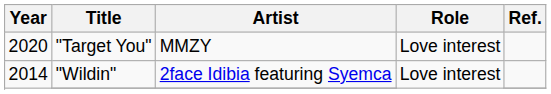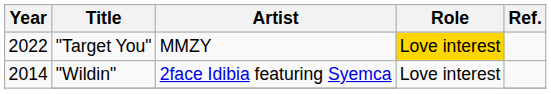(28, 46) 2020 -> (28, 46) 2022
(450, 46) no background -> (450, 46) gold background
